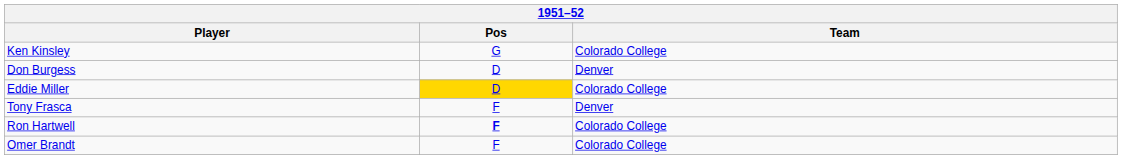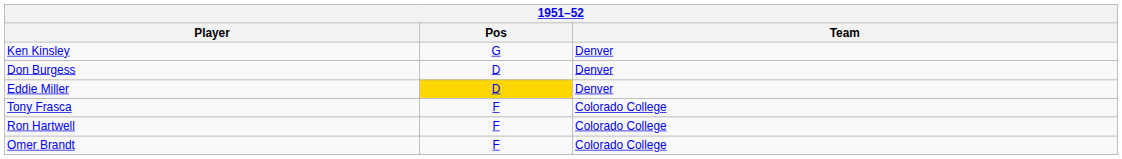(621, 51) Colorado College -> (594, 51) Denver
(621, 88) Colorado College -> (594, 88) Denver
(594, 107) Denver -> (621, 107) Colorado College
(496, 126) bold -> (496, 126) normal
